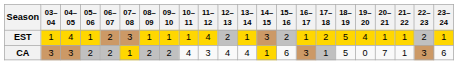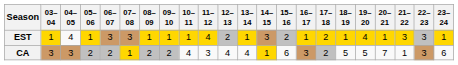(71, 38) gold background -> (71, 38) no background
(110, 38) 2 -> (110, 38) 3
(345, 38) 5 -> (345, 38) 1
(404, 38) 1 -> (404, 38) 3
(424, 38) 2 -> (424, 38) 3
(326, 53) 1 -> (326, 53) 2
(365, 53) 0 -> (365, 53) 5
